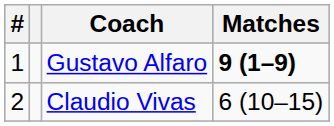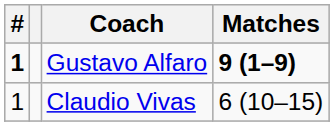(17, 62) normal -> (17, 62) bold
(17, 101) 2 -> (17, 101) 1
